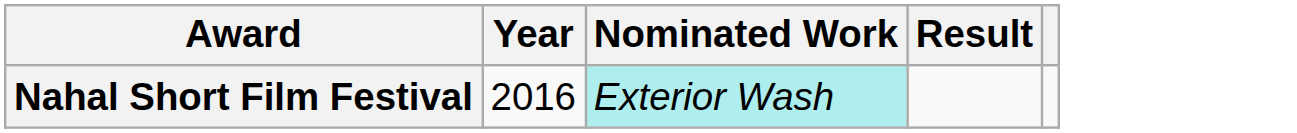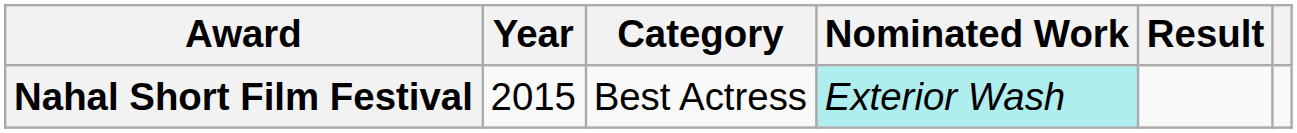+ column: (700, 34)
(533, 95) 2016 -> (533, 95) 2015
